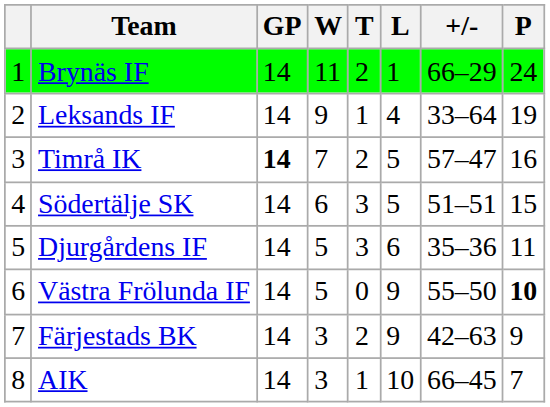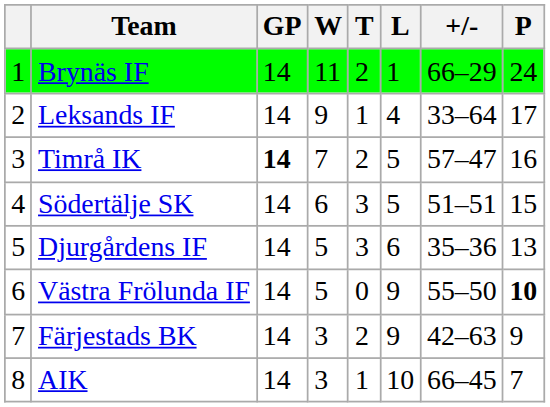(523, 114) 19 -> (523, 114) 17
(523, 247) 11 -> (523, 247) 13
